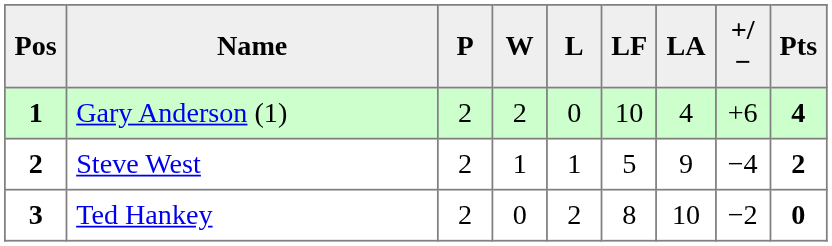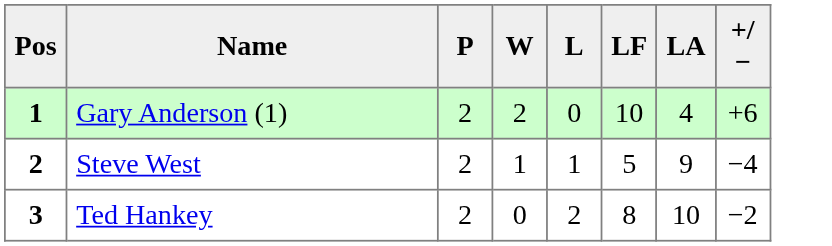- column: (798, 45)
